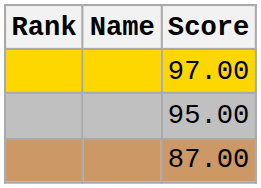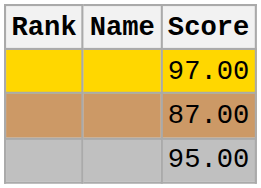rows swapped: (209, 116) <-> (209, 160)
